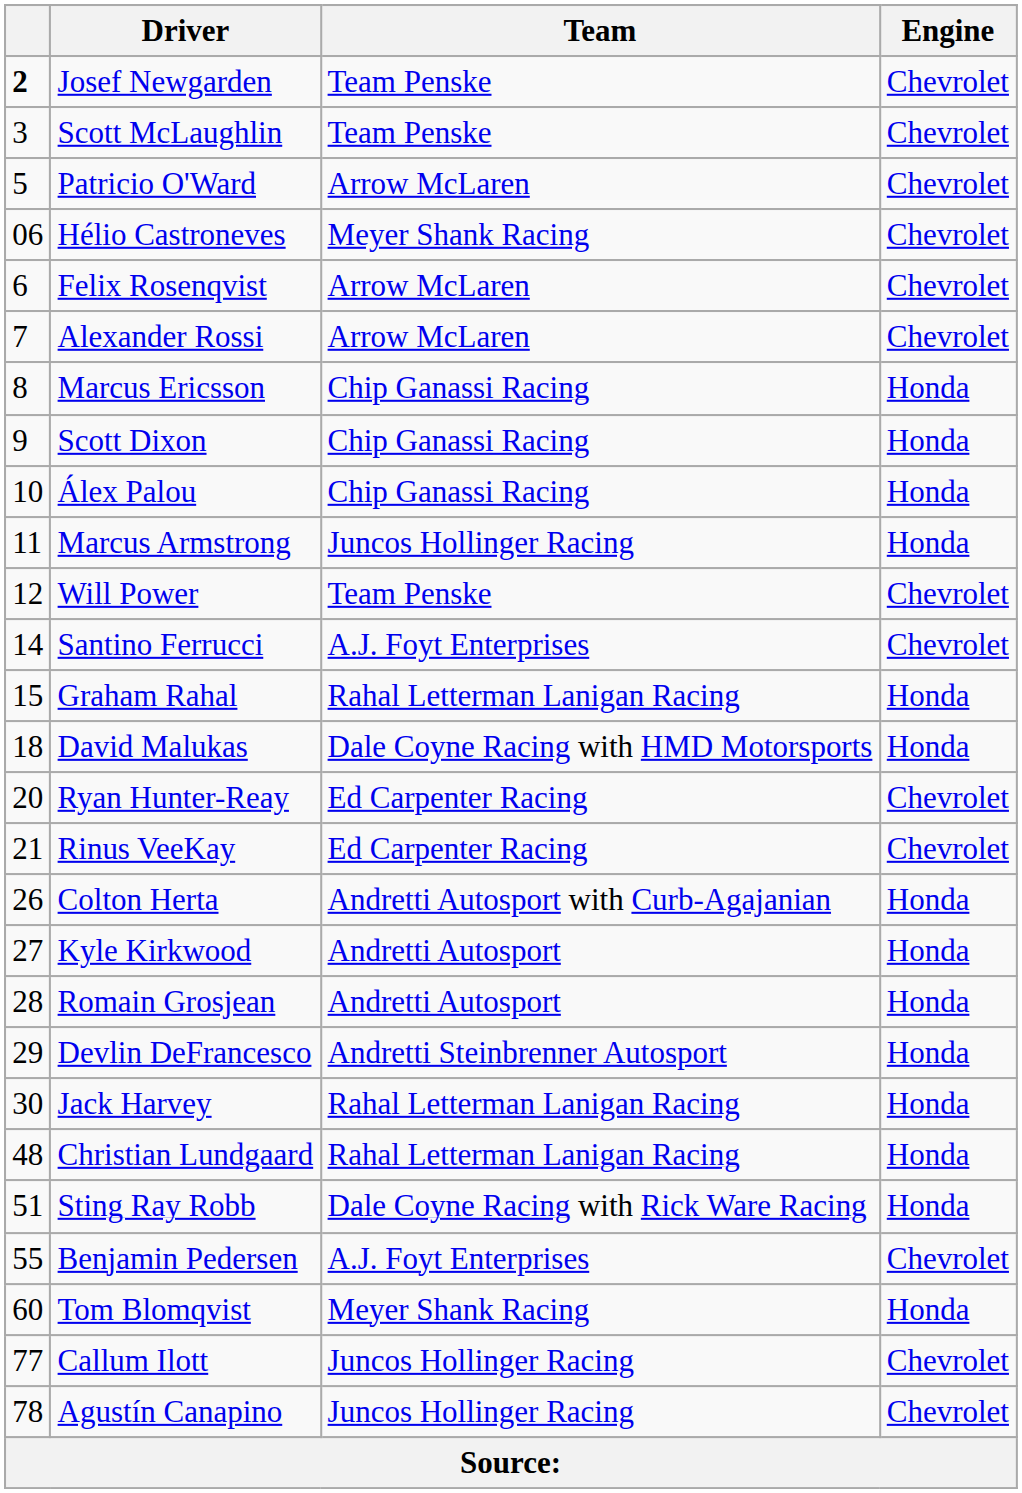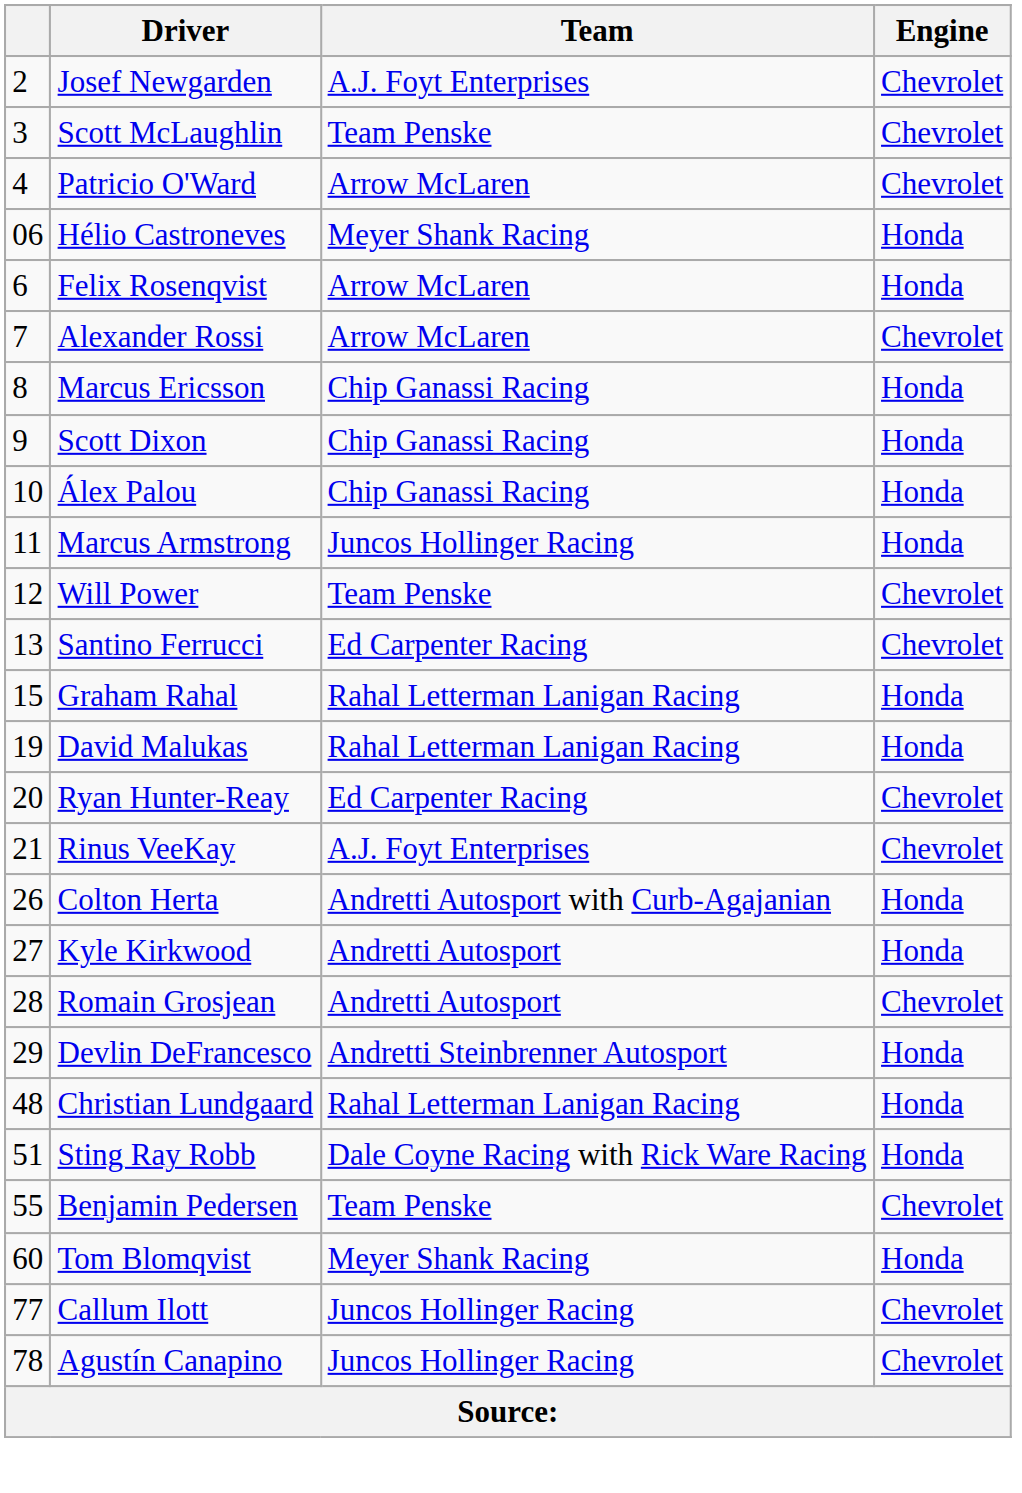(20, 81) bold -> (20, 81) normal
(410, 81) Team Penske -> (458, 81) A.J. Foyt Enterprises
(20, 183) 5 -> (20, 183) 4
(948, 234) Chevrolet -> (922, 234) Honda
(948, 285) Chevrolet -> (922, 285) Honda
(28, 643) 14 -> (28, 643) 13
(458, 643) A.J. Foyt Enterprises -> (458, 643) Ed Carpenter Racing
(28, 746) 18 -> (28, 746) 19
(600, 746) Dale Coyne Racing with HMD Motorsports -> (534, 746) Rahal Letterman Lanigan Racing
(458, 848) Ed Carpenter Racing -> (458, 848) A.J. Foyt Enterprises
(928, 1001) Honda -> (942, 1001) Chevrolet
- row: (135, 1103)
(458, 1257) A.J. Foyt Enterprises -> (410, 1206) Team Penske
